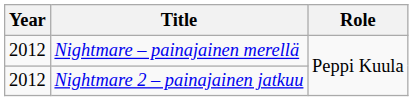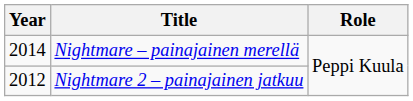(27, 50) 2012 -> (27, 50) 2014
